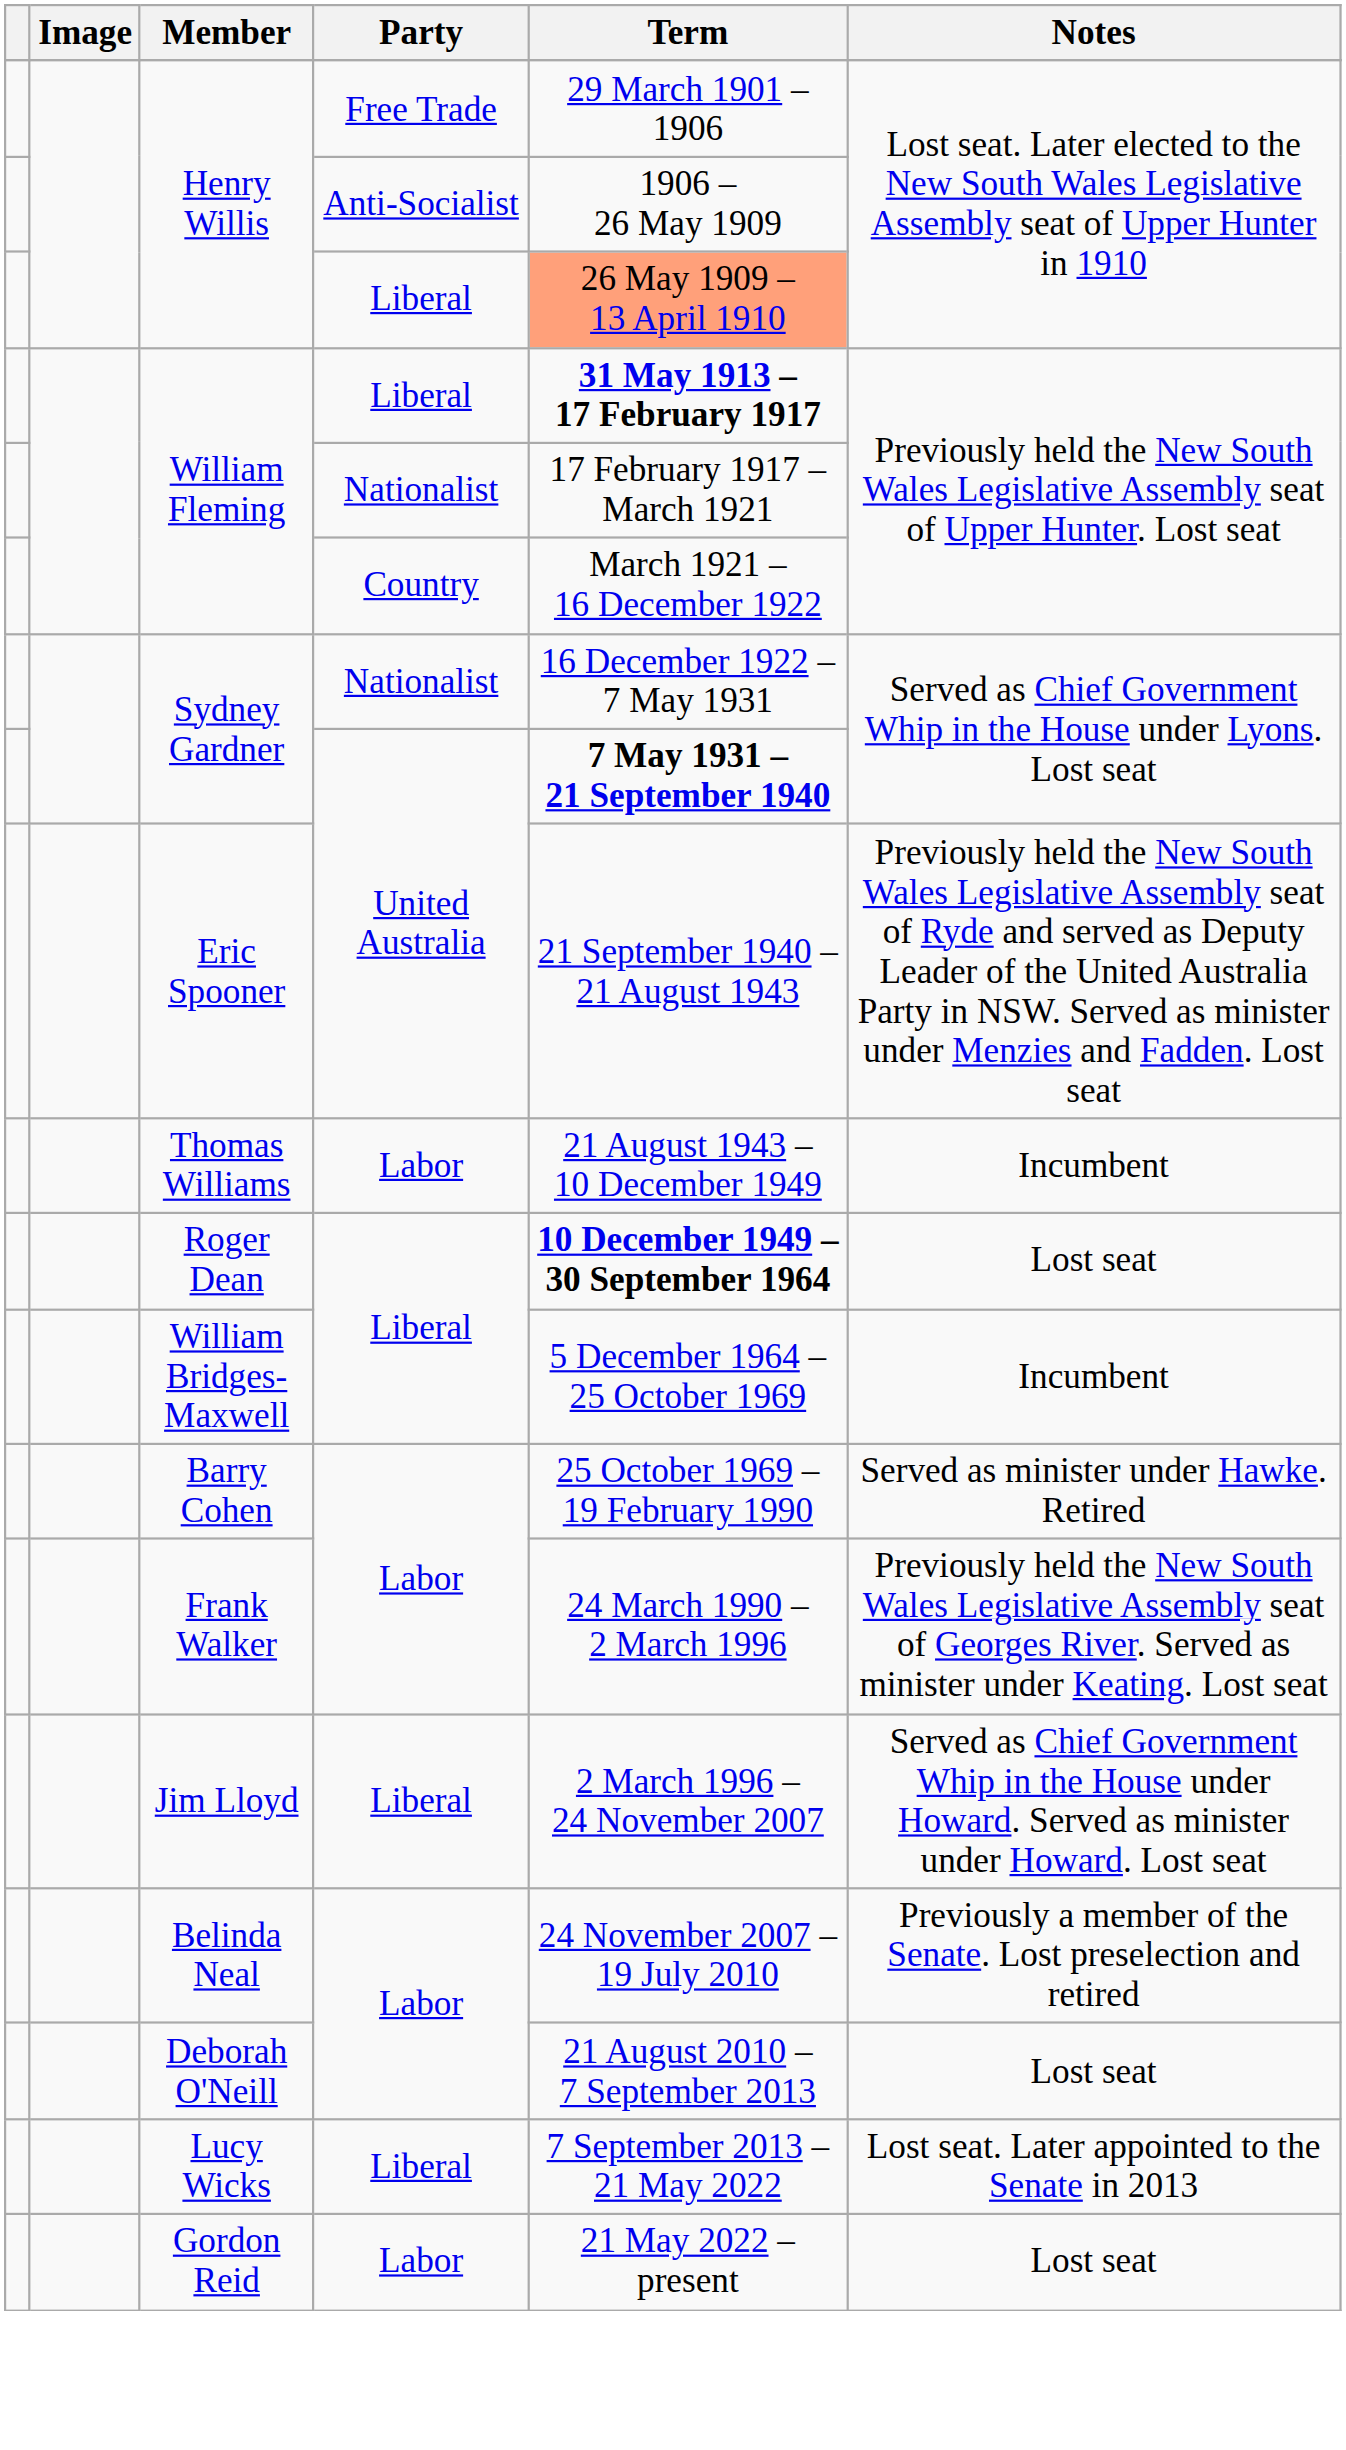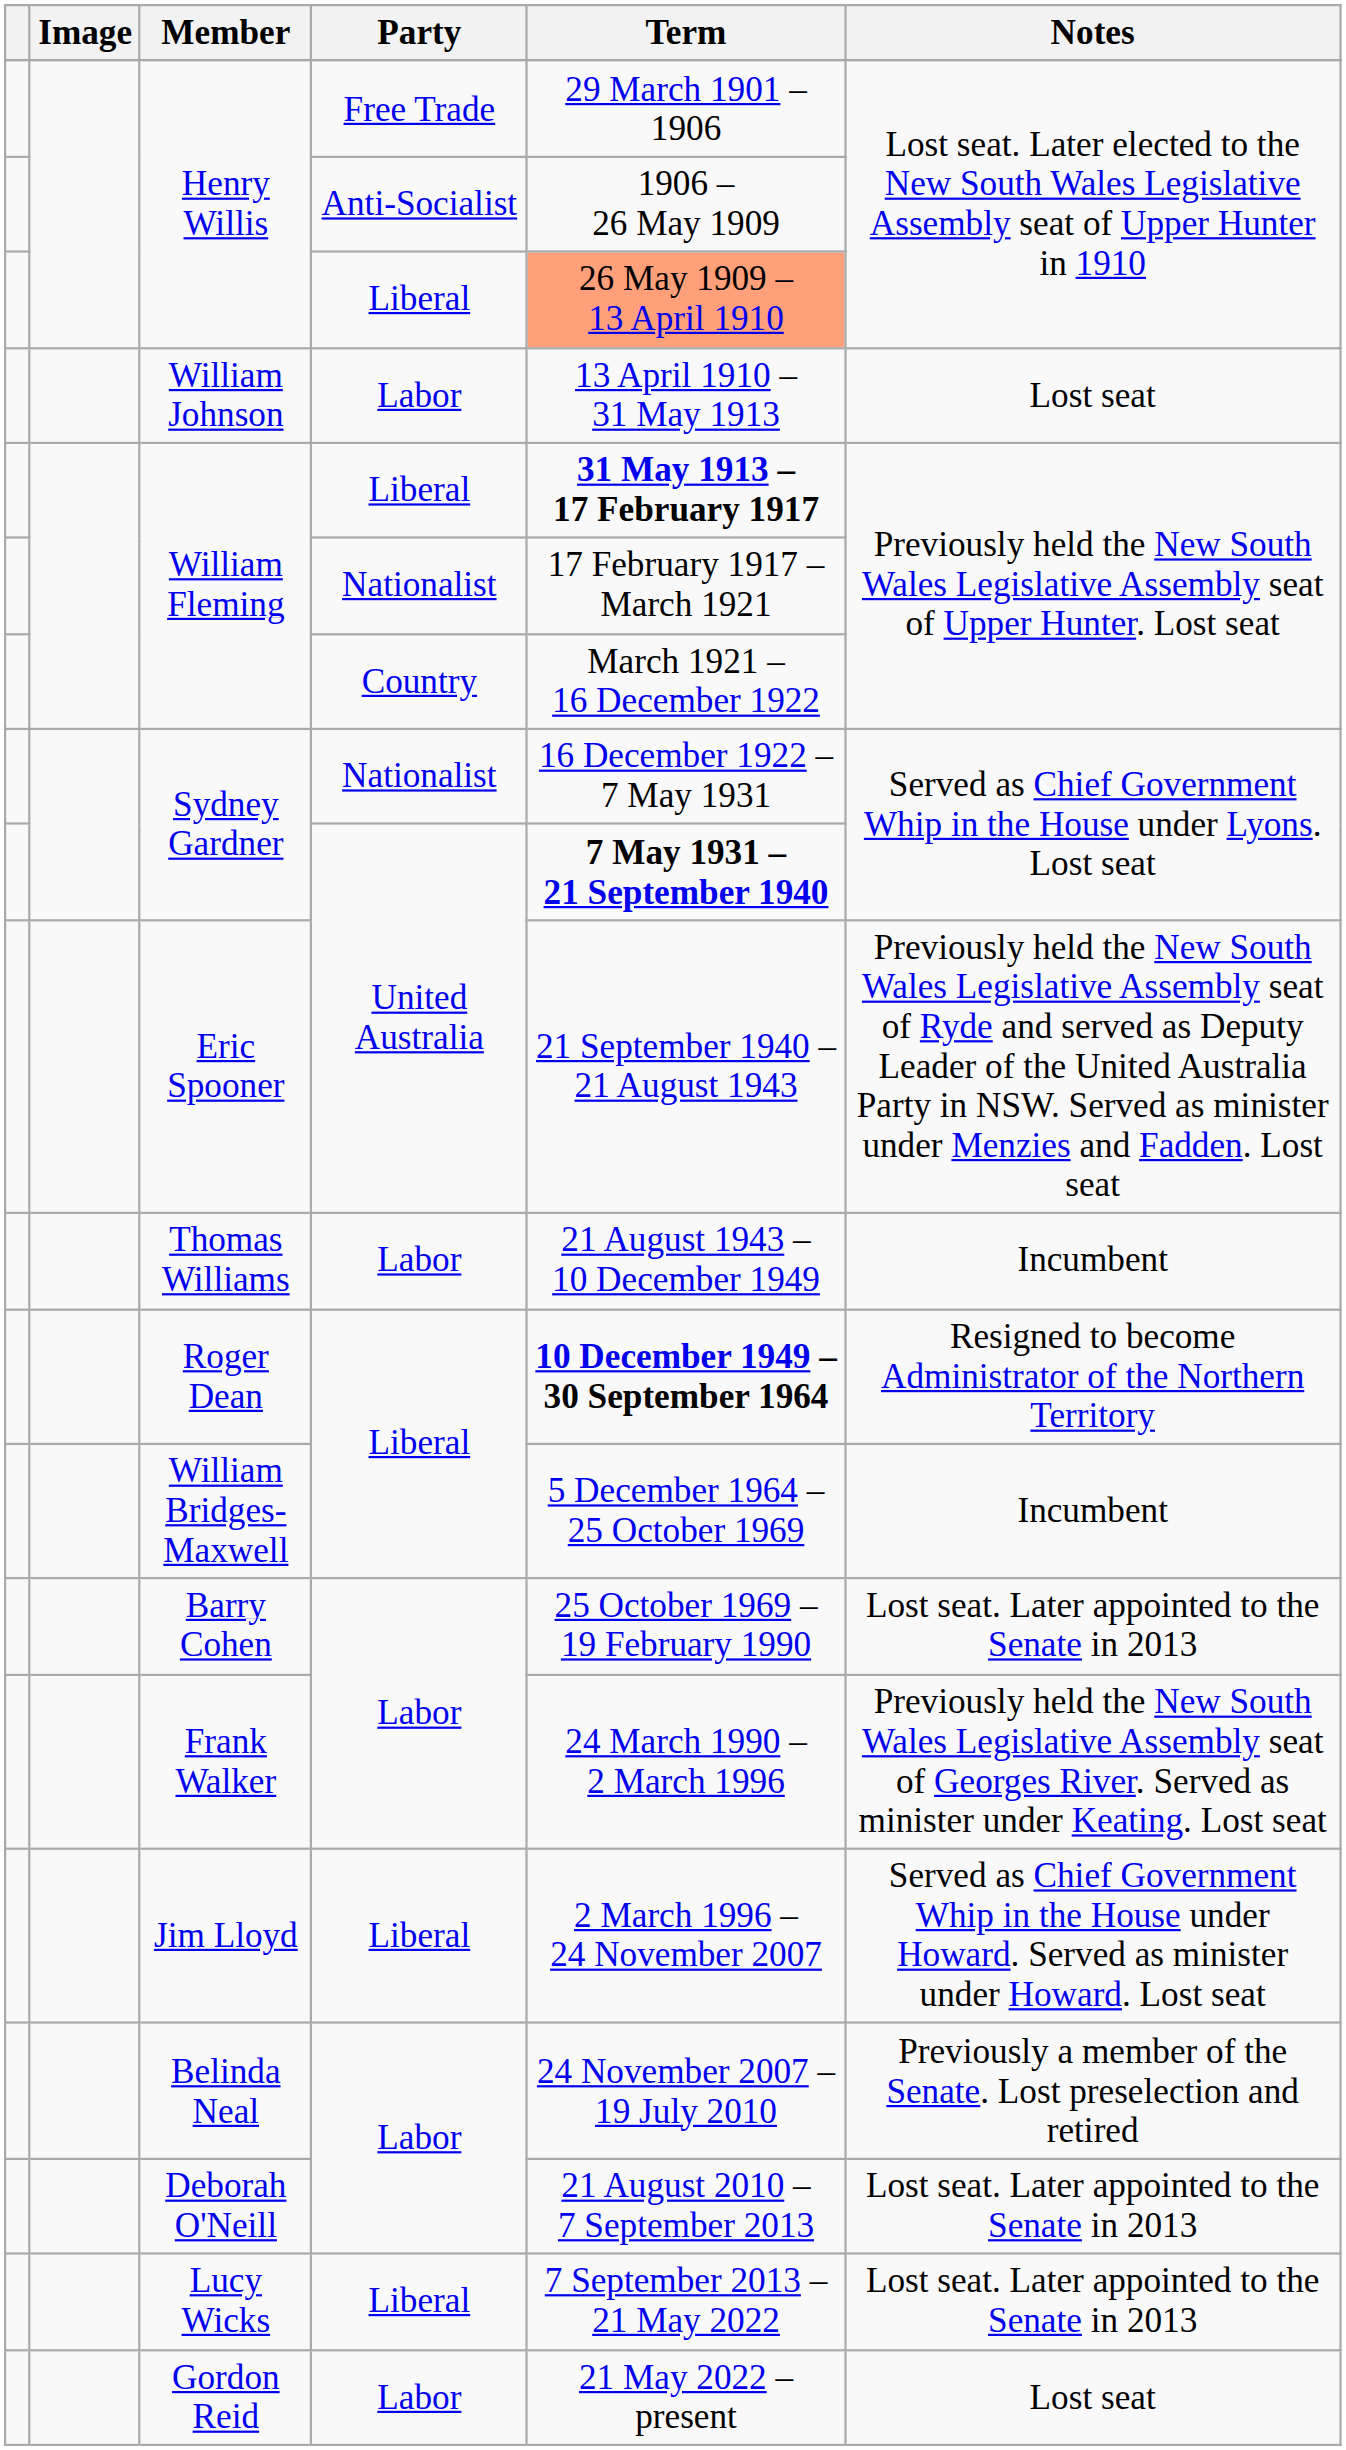+ row: (226, 394)
(1094, 1260) Lost seat -> (1093, 1375) Resigned to become Administrator of the Northern Territory
(1094, 1490) Served as minister under Hawke. Retired -> (1093, 1625) Lost seat. Later appointed to the Senate in 2013
(1094, 2070) Lost seat -> (1093, 2205) Lost seat. Later appointed to the Senate in 2013
